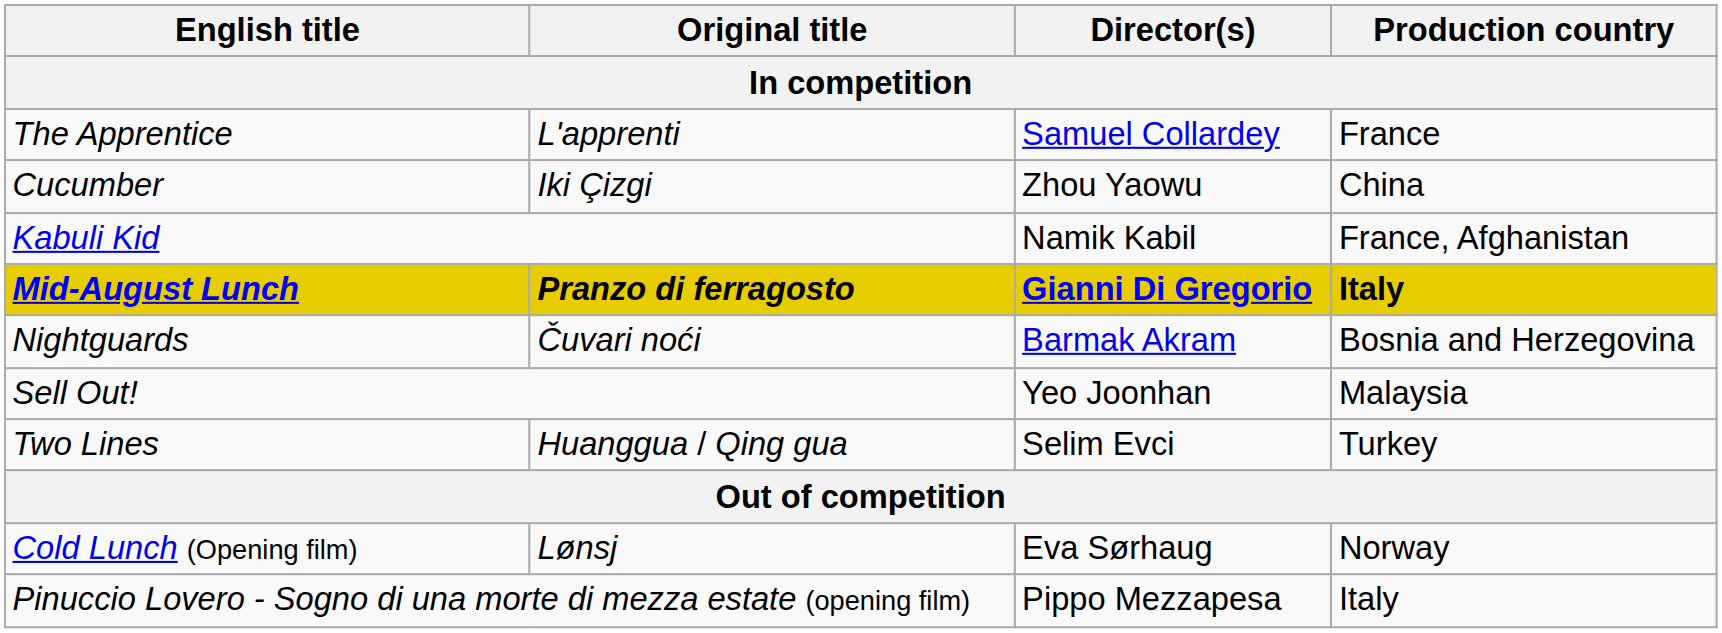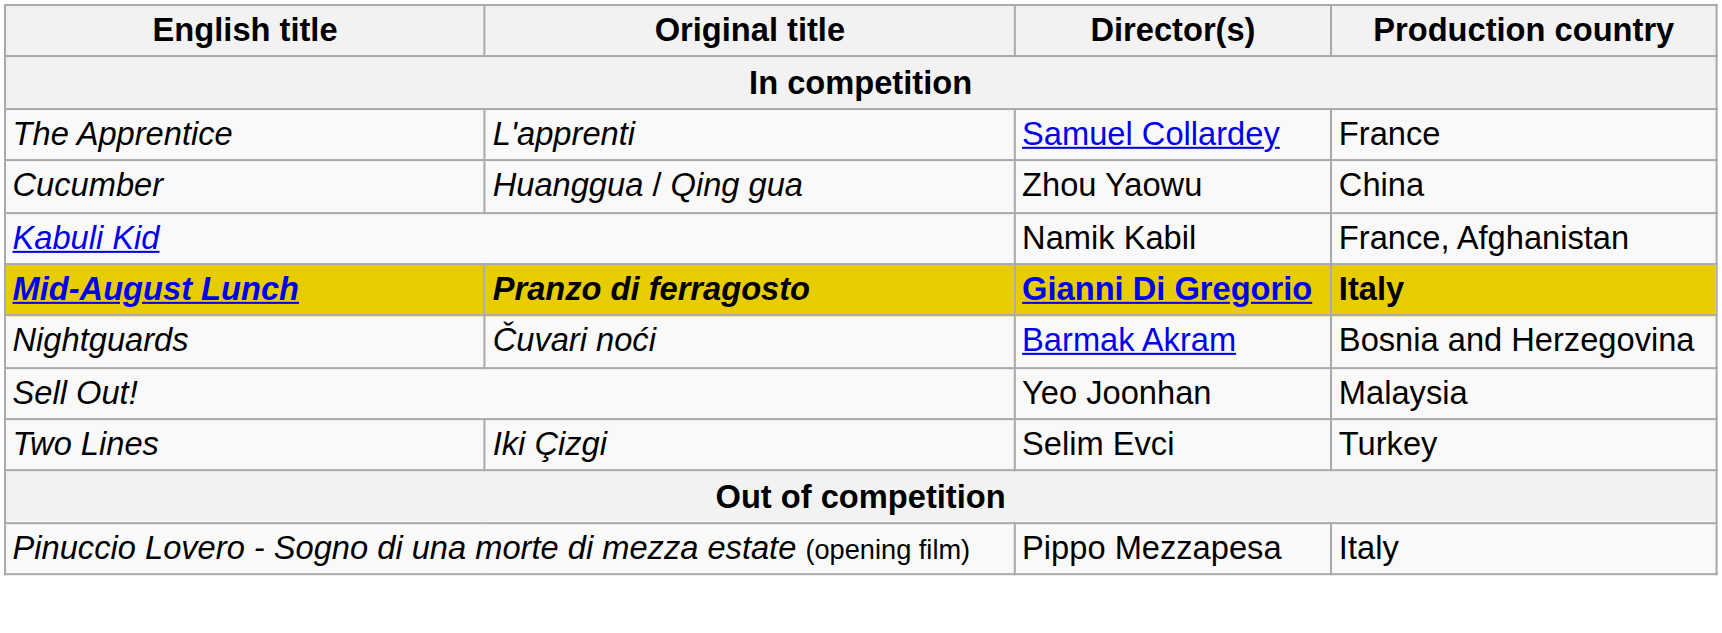(595, 185) Iki Çizgi -> (648, 185) Huanggua / Qing gua
(693, 444) Huanggua / Qing gua -> (550, 444) Iki Çizgi
- row: (185, 548)
